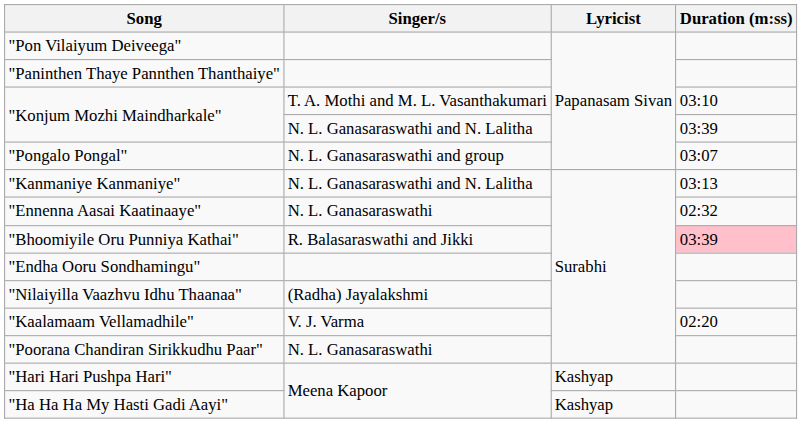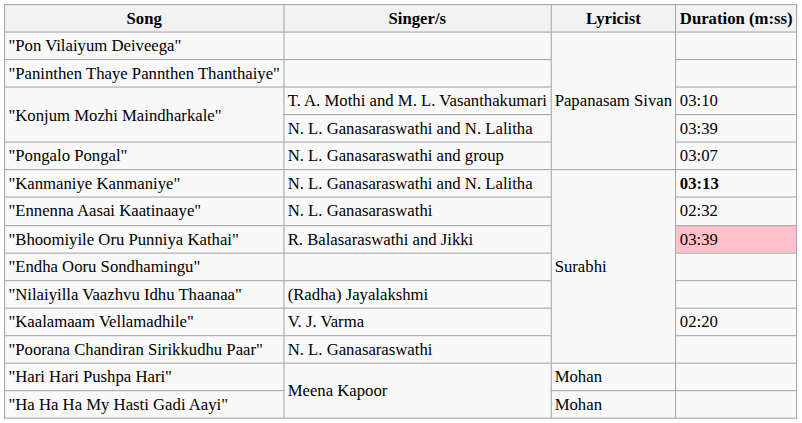(699, 183) normal -> (699, 183) bold
(584, 376) Kashyap -> (578, 376) Mohan
(584, 404) Kashyap -> (578, 404) Mohan
